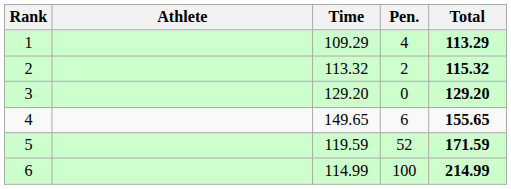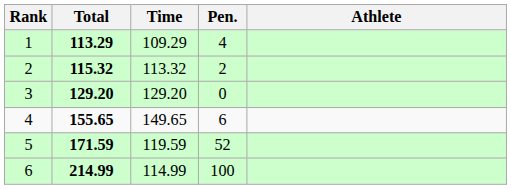columns swapped: (182, 17) <-> (467, 17)
